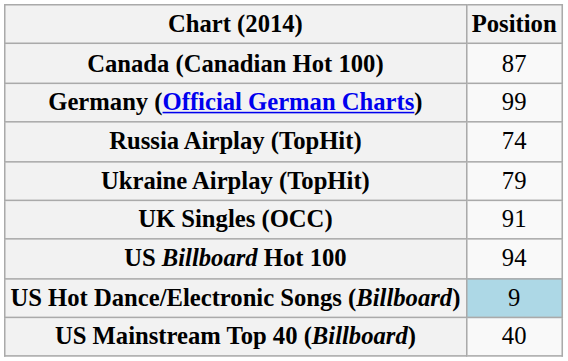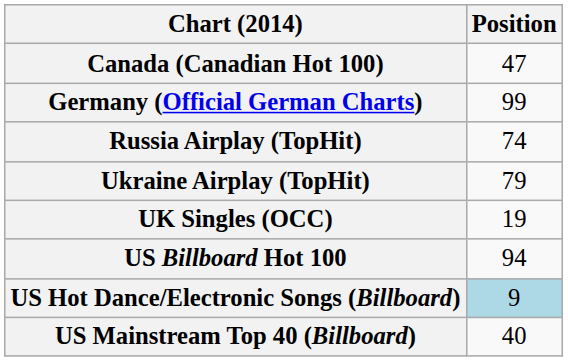(514, 63) 87 -> (514, 63) 47
(514, 219) 91 -> (514, 219) 19
